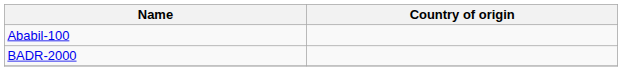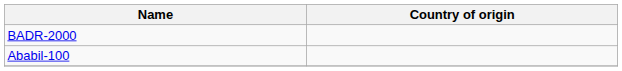rows swapped: (42, 55) <-> (38, 35)
